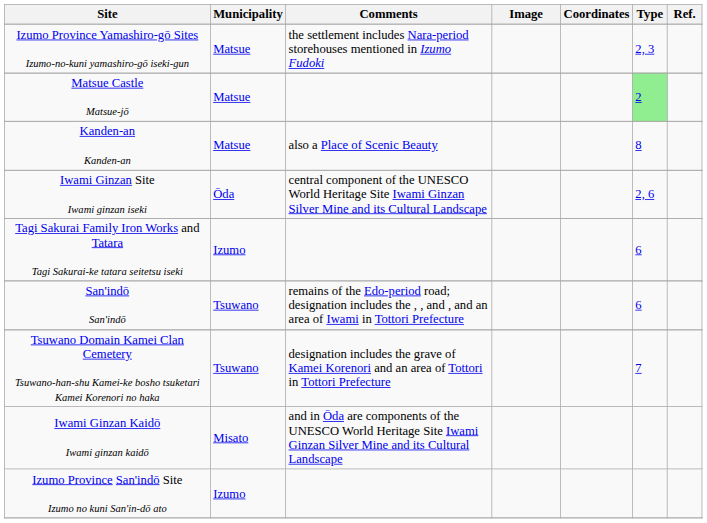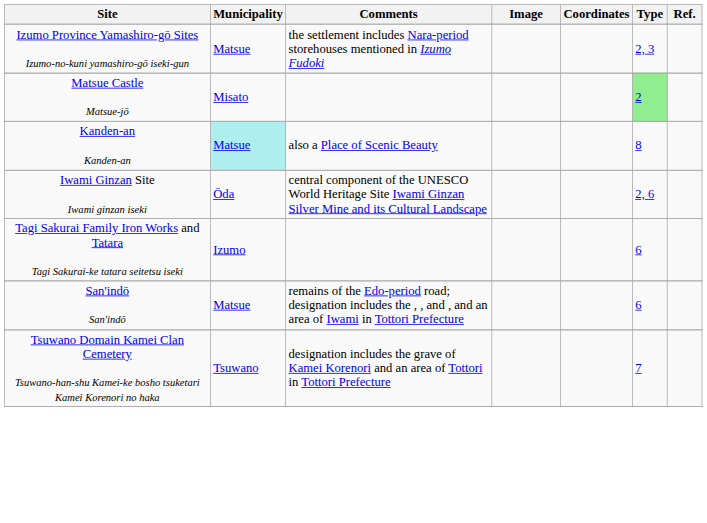(232, 97) Matsue -> (231, 97) Misato
(232, 145) no background -> (232, 145) paleturquoise background
(236, 305) Tsuwano -> (232, 305) Matsue
- row: (107, 437)
- row: (107, 493)
